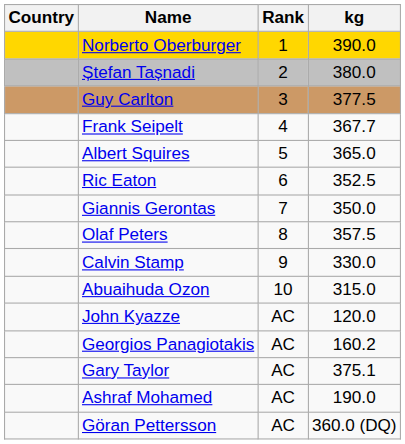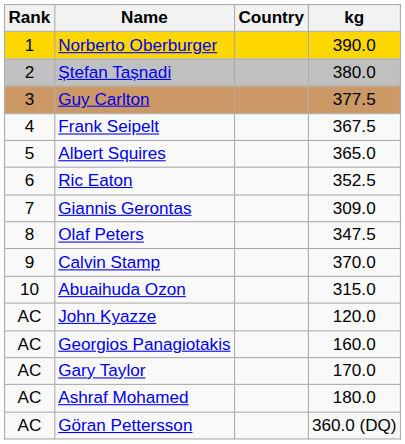columns swapped: (283, 18) <-> (41, 18)
(354, 126) 367.7 -> (354, 126) 367.5
(354, 208) 350.0 -> (354, 208) 309.0
(354, 235) 357.5 -> (354, 235) 347.5
(354, 262) 330.0 -> (354, 262) 370.0
(354, 343) 160.2 -> (354, 343) 160.0
(354, 371) 375.1 -> (354, 371) 170.0
(354, 398) 190.0 -> (354, 398) 180.0
